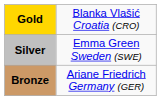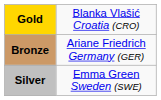rows swapped: (30, 50) <-> (30, 80)
